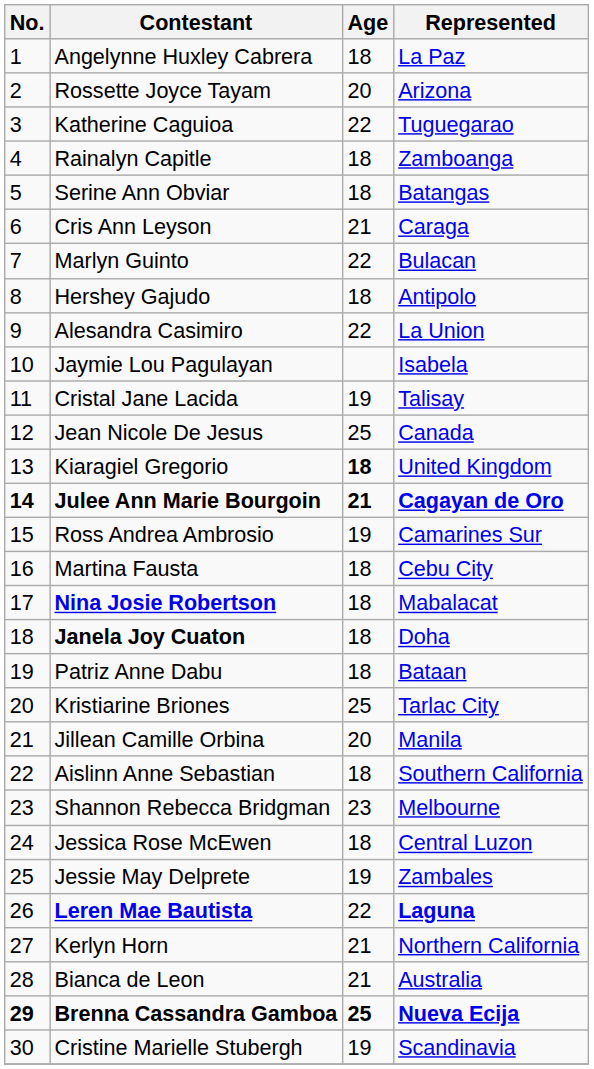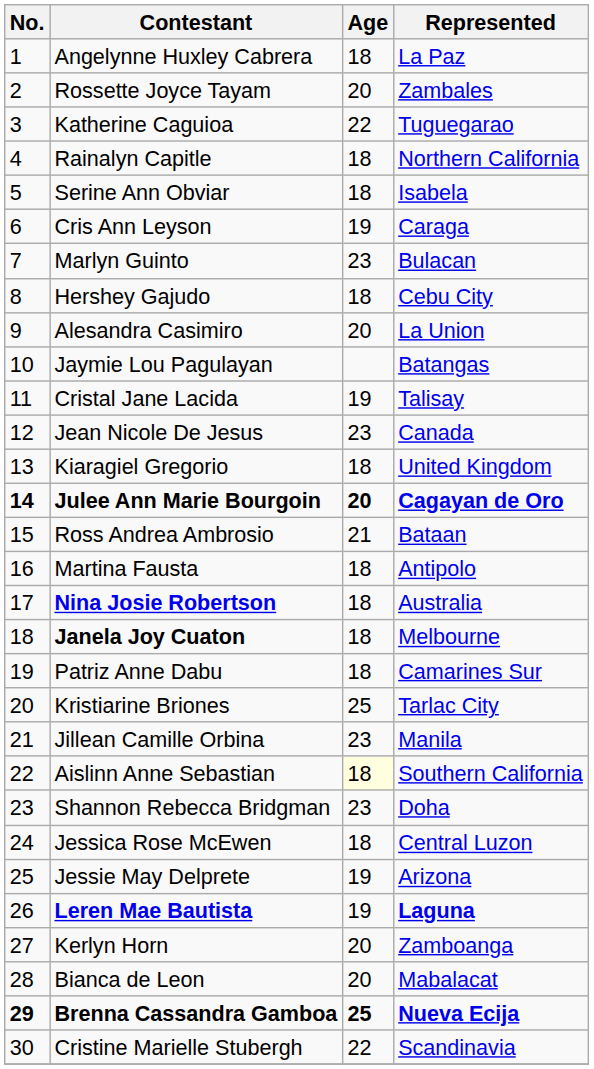(435, 90) Arizona -> (446, 90) Zambales
(456, 159) Zamboanga -> (489, 159) Northern California
(444, 193) Batangas -> (433, 193) Isabela
(359, 227) 21 -> (359, 227) 19
(359, 261) 22 -> (359, 261) 23
(437, 295) Antipolo -> (446, 295) Cebu City
(359, 330) 22 -> (359, 330) 20
(433, 364) Isabela -> (444, 364) Batangas
(359, 432) 25 -> (359, 432) 23
(359, 466) bold -> (359, 466) normal
(359, 500) 21 -> (359, 500) 20
(359, 535) 19 -> (359, 535) 21
(470, 535) Camarines Sur -> (432, 535) Bataan
(446, 569) Cebu City -> (437, 569) Antipolo
(448, 603) Mabalacat -> (440, 603) Australia
(424, 637) Doha -> (449, 637) Melbourne
(432, 671) Bataan -> (470, 671) Camarines Sur
(359, 740) 20 -> (359, 740) 23
(359, 774) no background -> (359, 774) lightyellow background
(449, 808) Melbourne -> (424, 808) Doha
(446, 876) Zambales -> (435, 876) Arizona
(359, 910) 22 -> (359, 910) 19
(359, 945) 21 -> (359, 945) 20
(489, 945) Northern California -> (456, 945) Zamboanga
(359, 979) 21 -> (359, 979) 20
(440, 979) Australia -> (448, 979) Mabalacat
(359, 1047) 19 -> (359, 1047) 22
